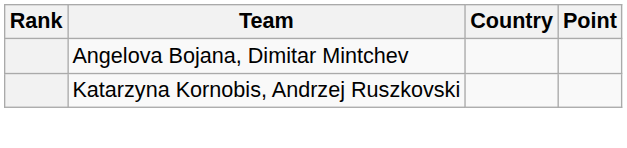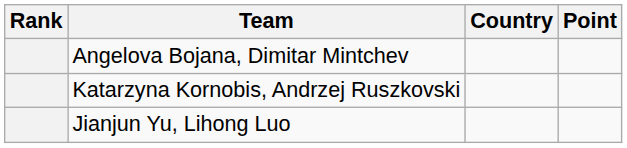+ row: (182, 124)
